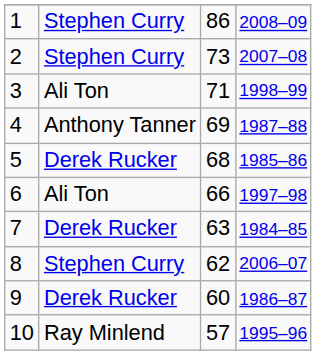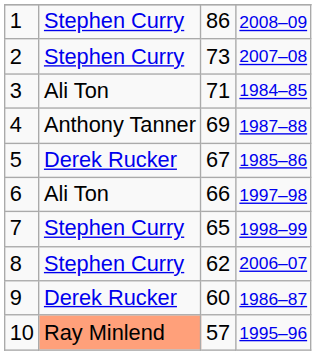(273, 91) 1998–99 -> (273, 91) 1984–85
(218, 159) 68 -> (218, 159) 67
(110, 228) Derek Rucker -> (114, 228) Stephen Curry
(218, 228) 63 -> (218, 228) 65
(273, 229) 1984–85 -> (273, 229) 1998–99
(104, 332) no background -> (104, 332) lightsalmon background
